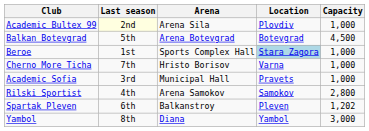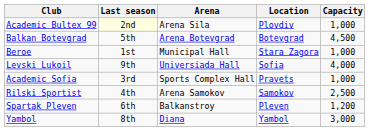(207, 52) Sports Complex Hall -> (195, 52) Municipal Hall
(289, 52) lightblue background -> (289, 52) no background
- row: (49, 65)
+ row: (39, 65)
(195, 79) Municipal Hall -> (207, 79) Sports Complex Hall
(343, 92) 2,800 -> (343, 92) 2,500
(343, 106) 1,202 -> (343, 106) 1,200
